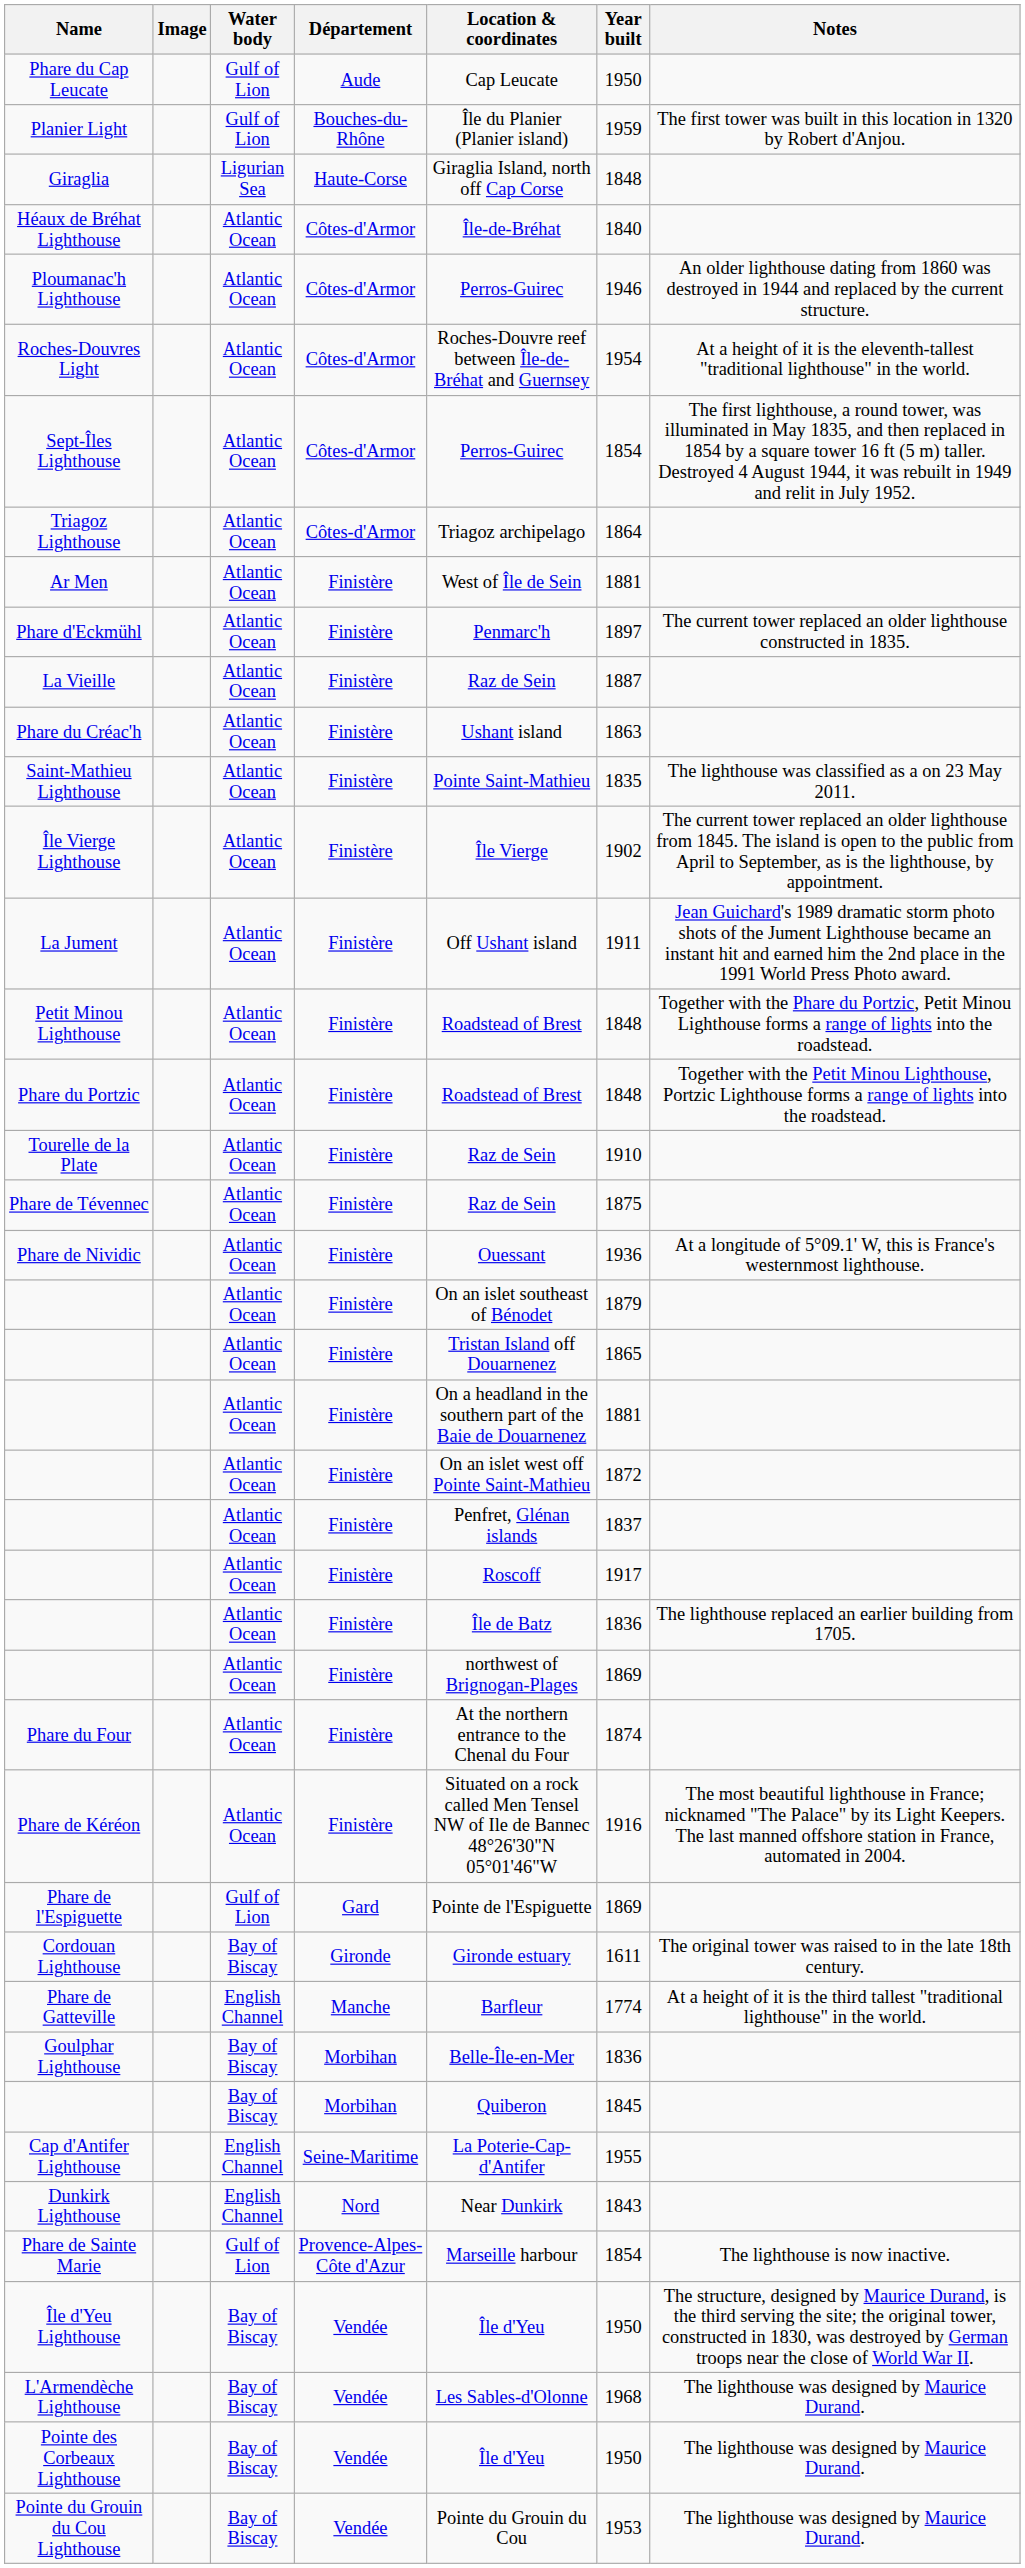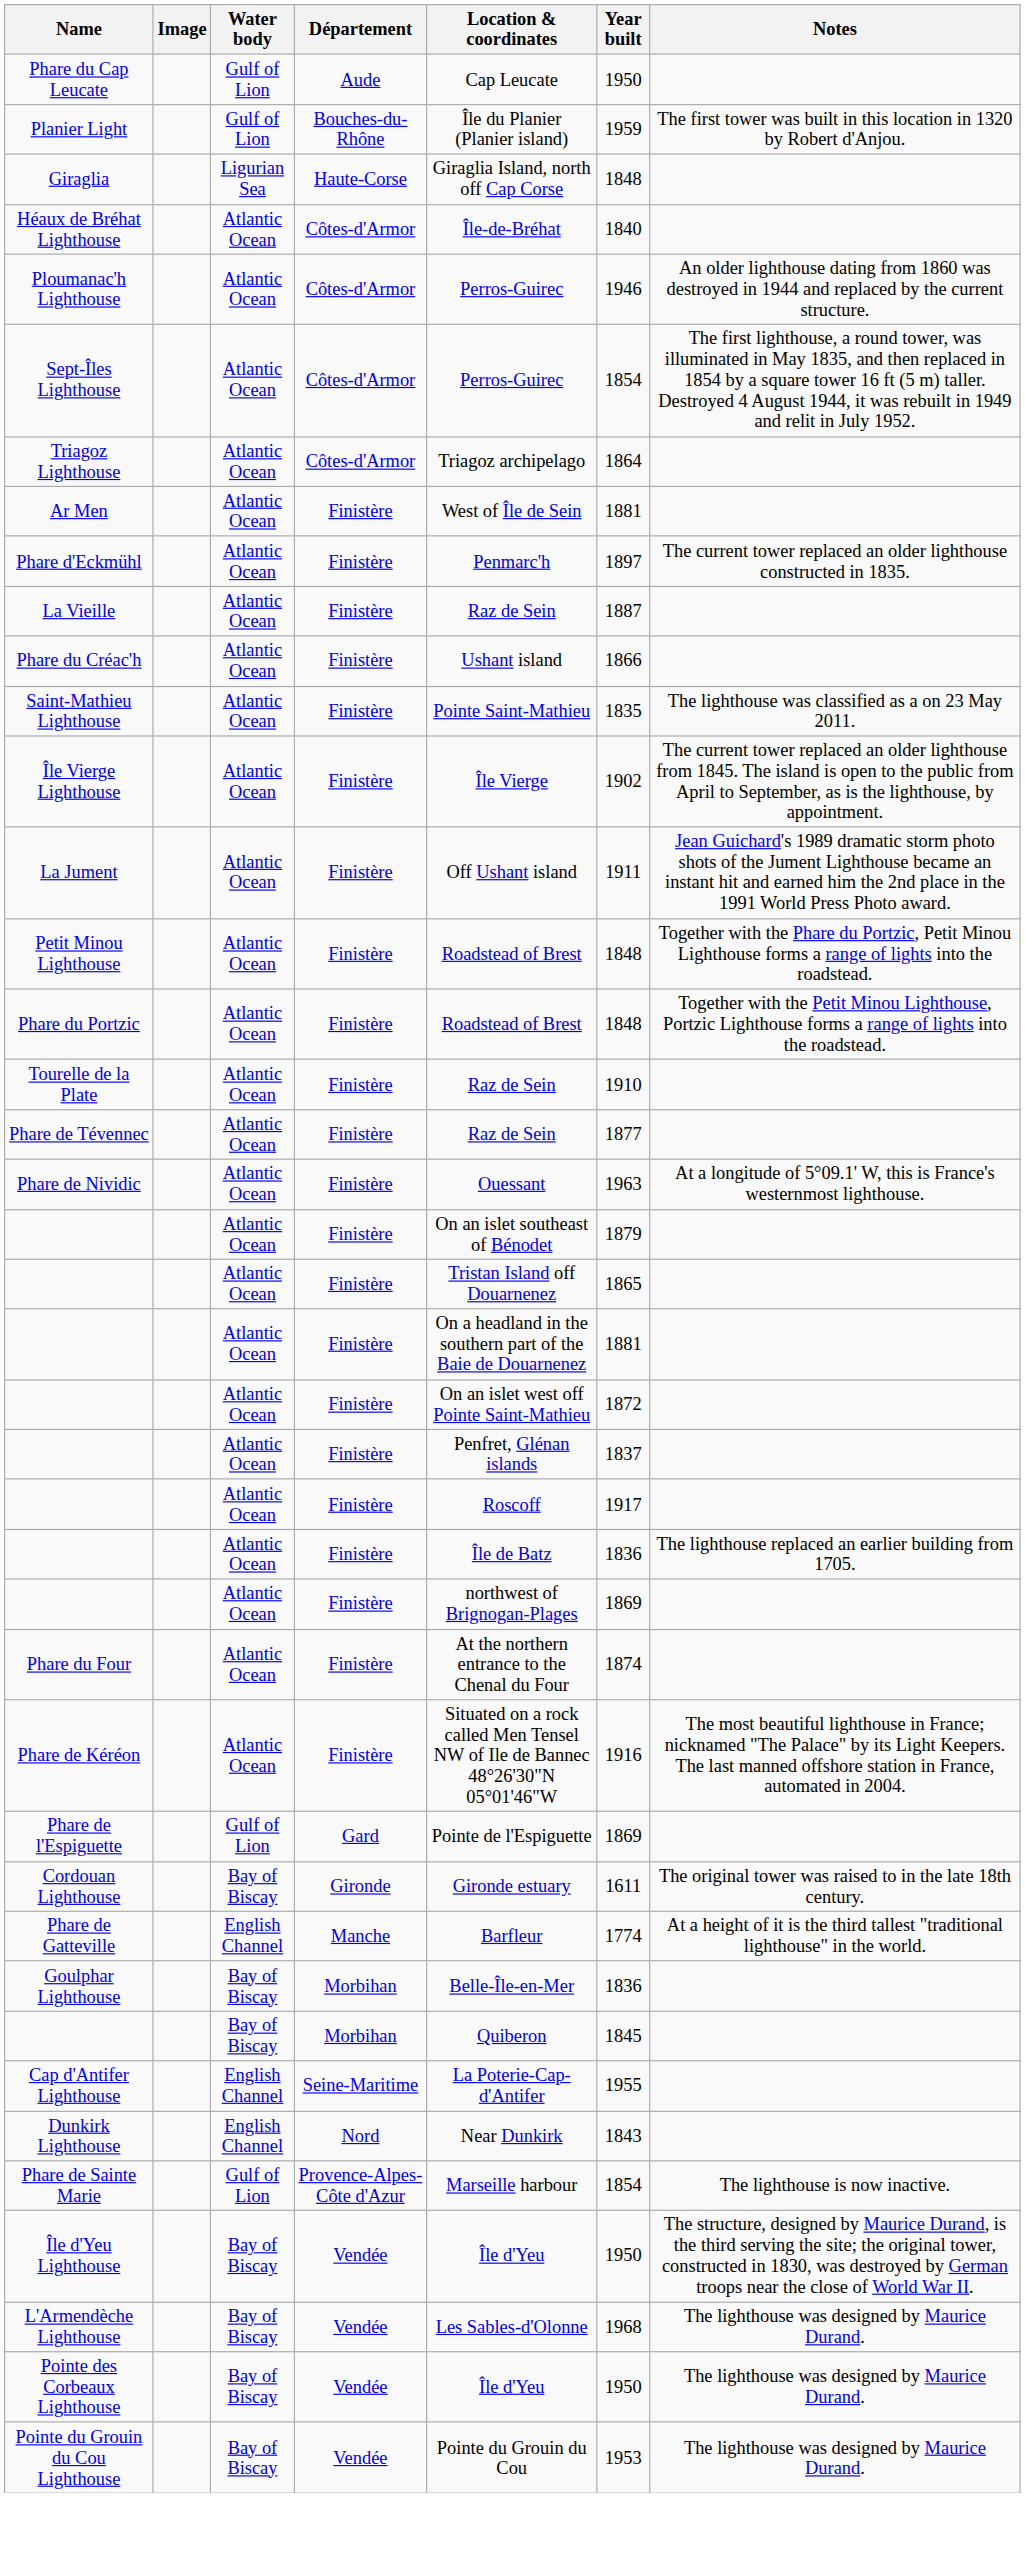- row: (79, 359)
(623, 731) 1863 -> (623, 660) 1866
(623, 1204) 1875 -> (623, 1134) 1877
(623, 1254) 1936 -> (623, 1184) 1963
